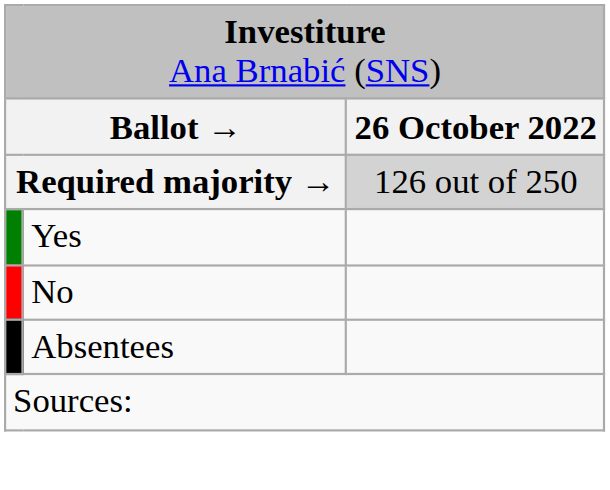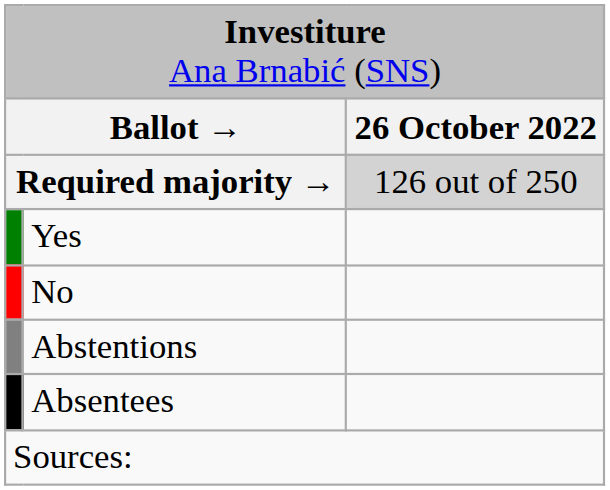+ row: (114, 346)
